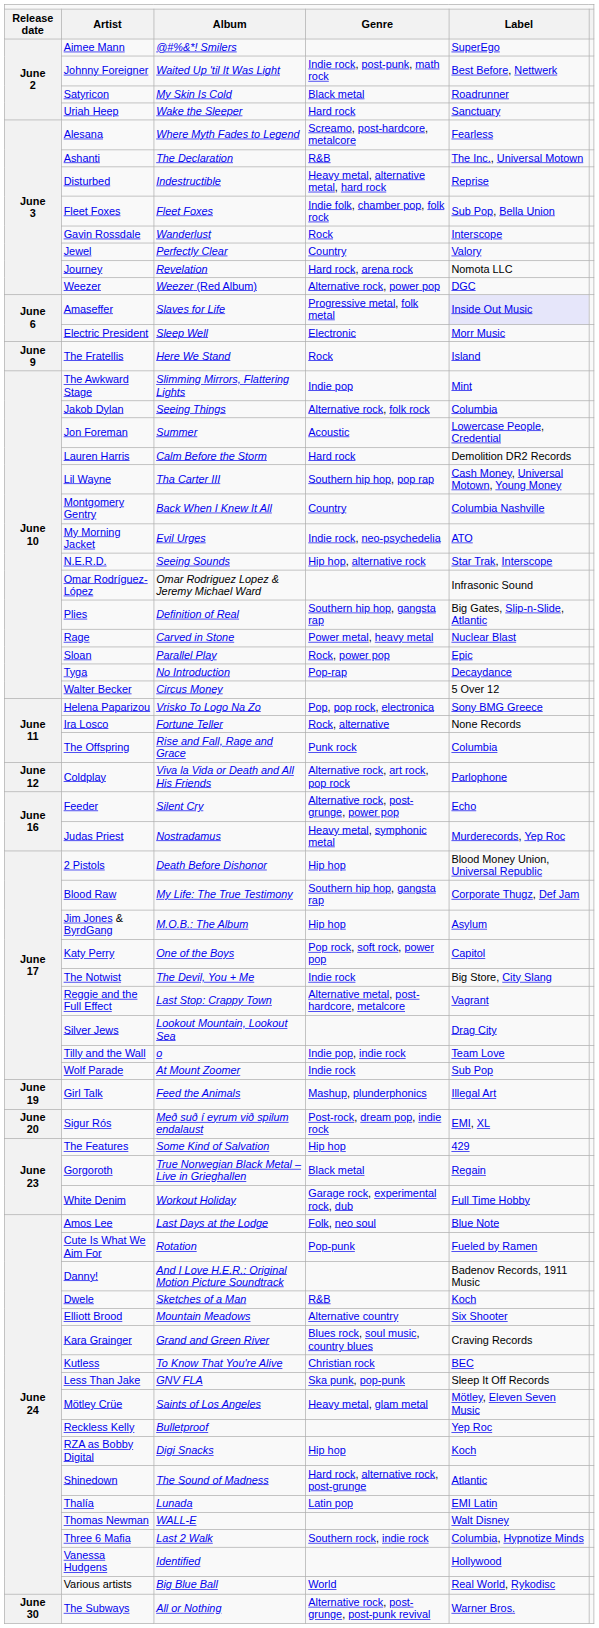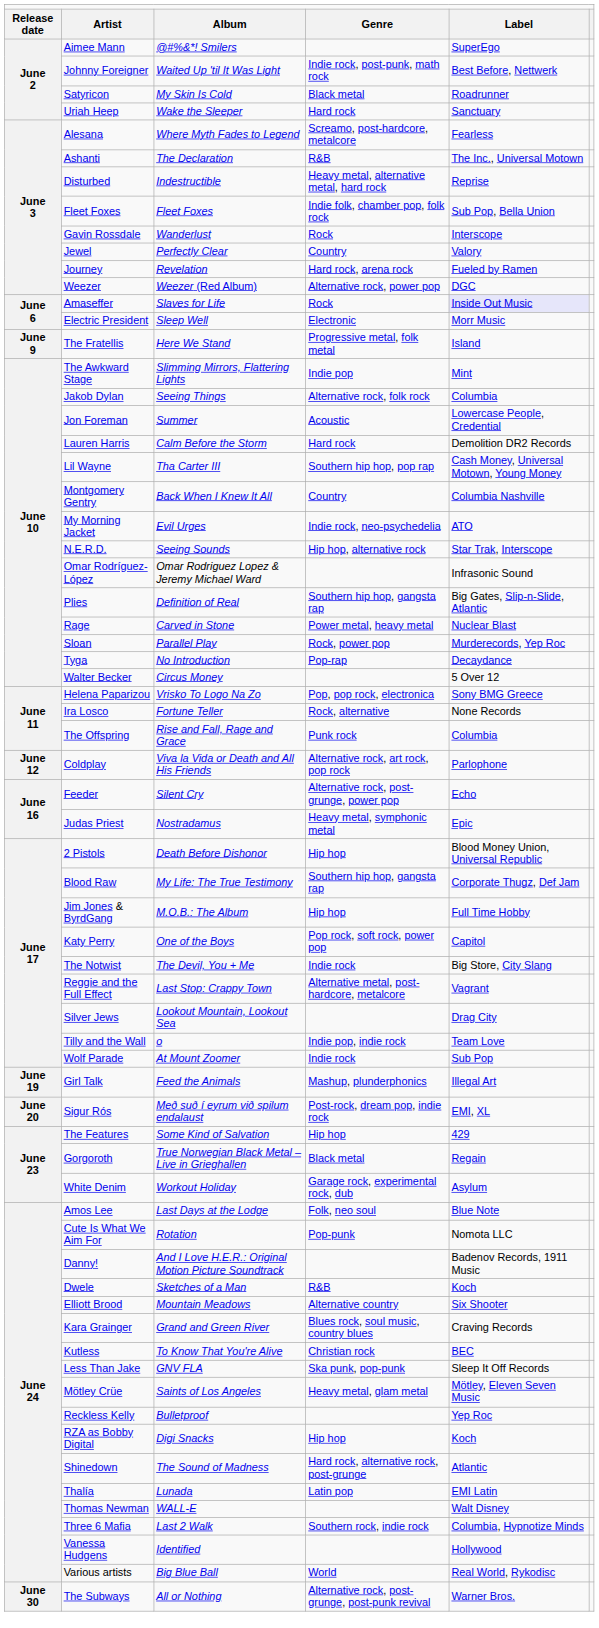(482, 269) Nomota LLC -> (494, 269) Fueled by Ramen
(363, 309) Progressive metal, folk metal -> (321, 303) Rock
(321, 356) Rock -> (363, 344) Progressive metal, folk metal
(462, 655) Epic -> (508, 643) Murderecords, Yep Roc
(508, 836) Murderecords, Yep Roc -> (462, 824) Epic
(469, 924) Asylum -> (491, 912) Full Time Hobby
(491, 1200) Full Time Hobby -> (469, 1187) Asylum
(494, 1246) Fueled by Ramen -> (482, 1234) Nomota LLC
